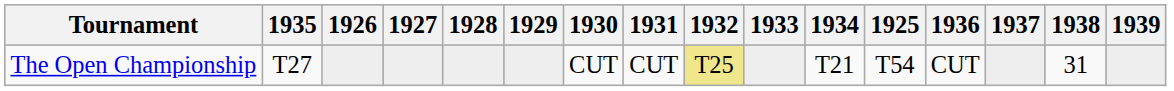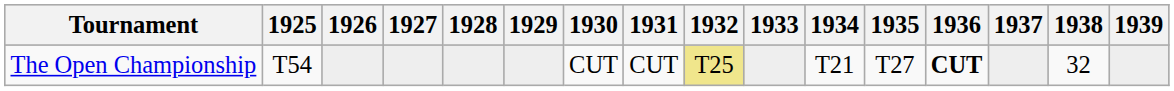columns swapped: (895, 24) <-> (292, 24)
(955, 65) normal -> (957, 65) bold
(1076, 65) 31 -> (1078, 65) 32
